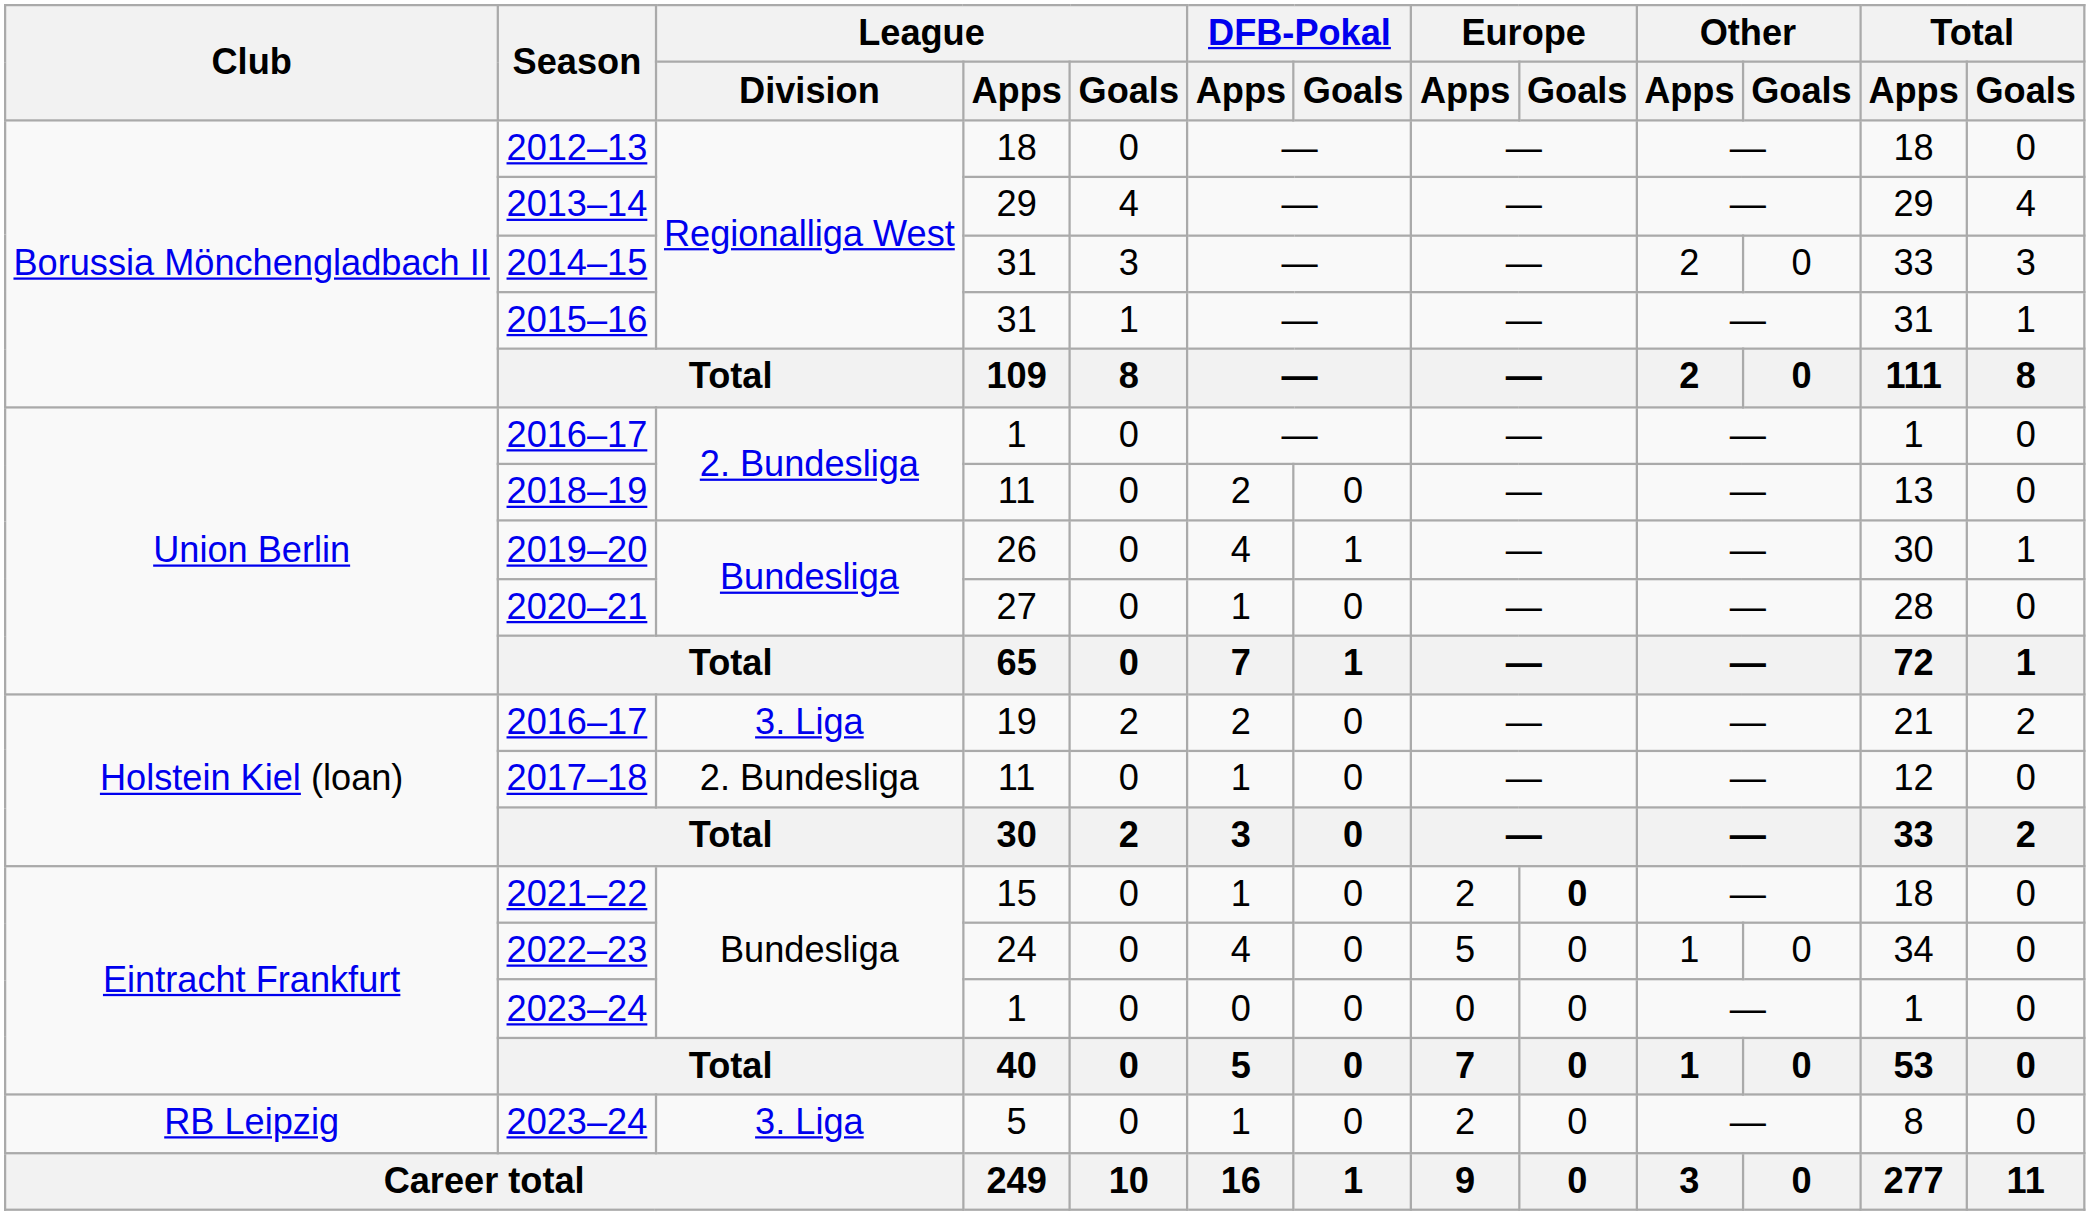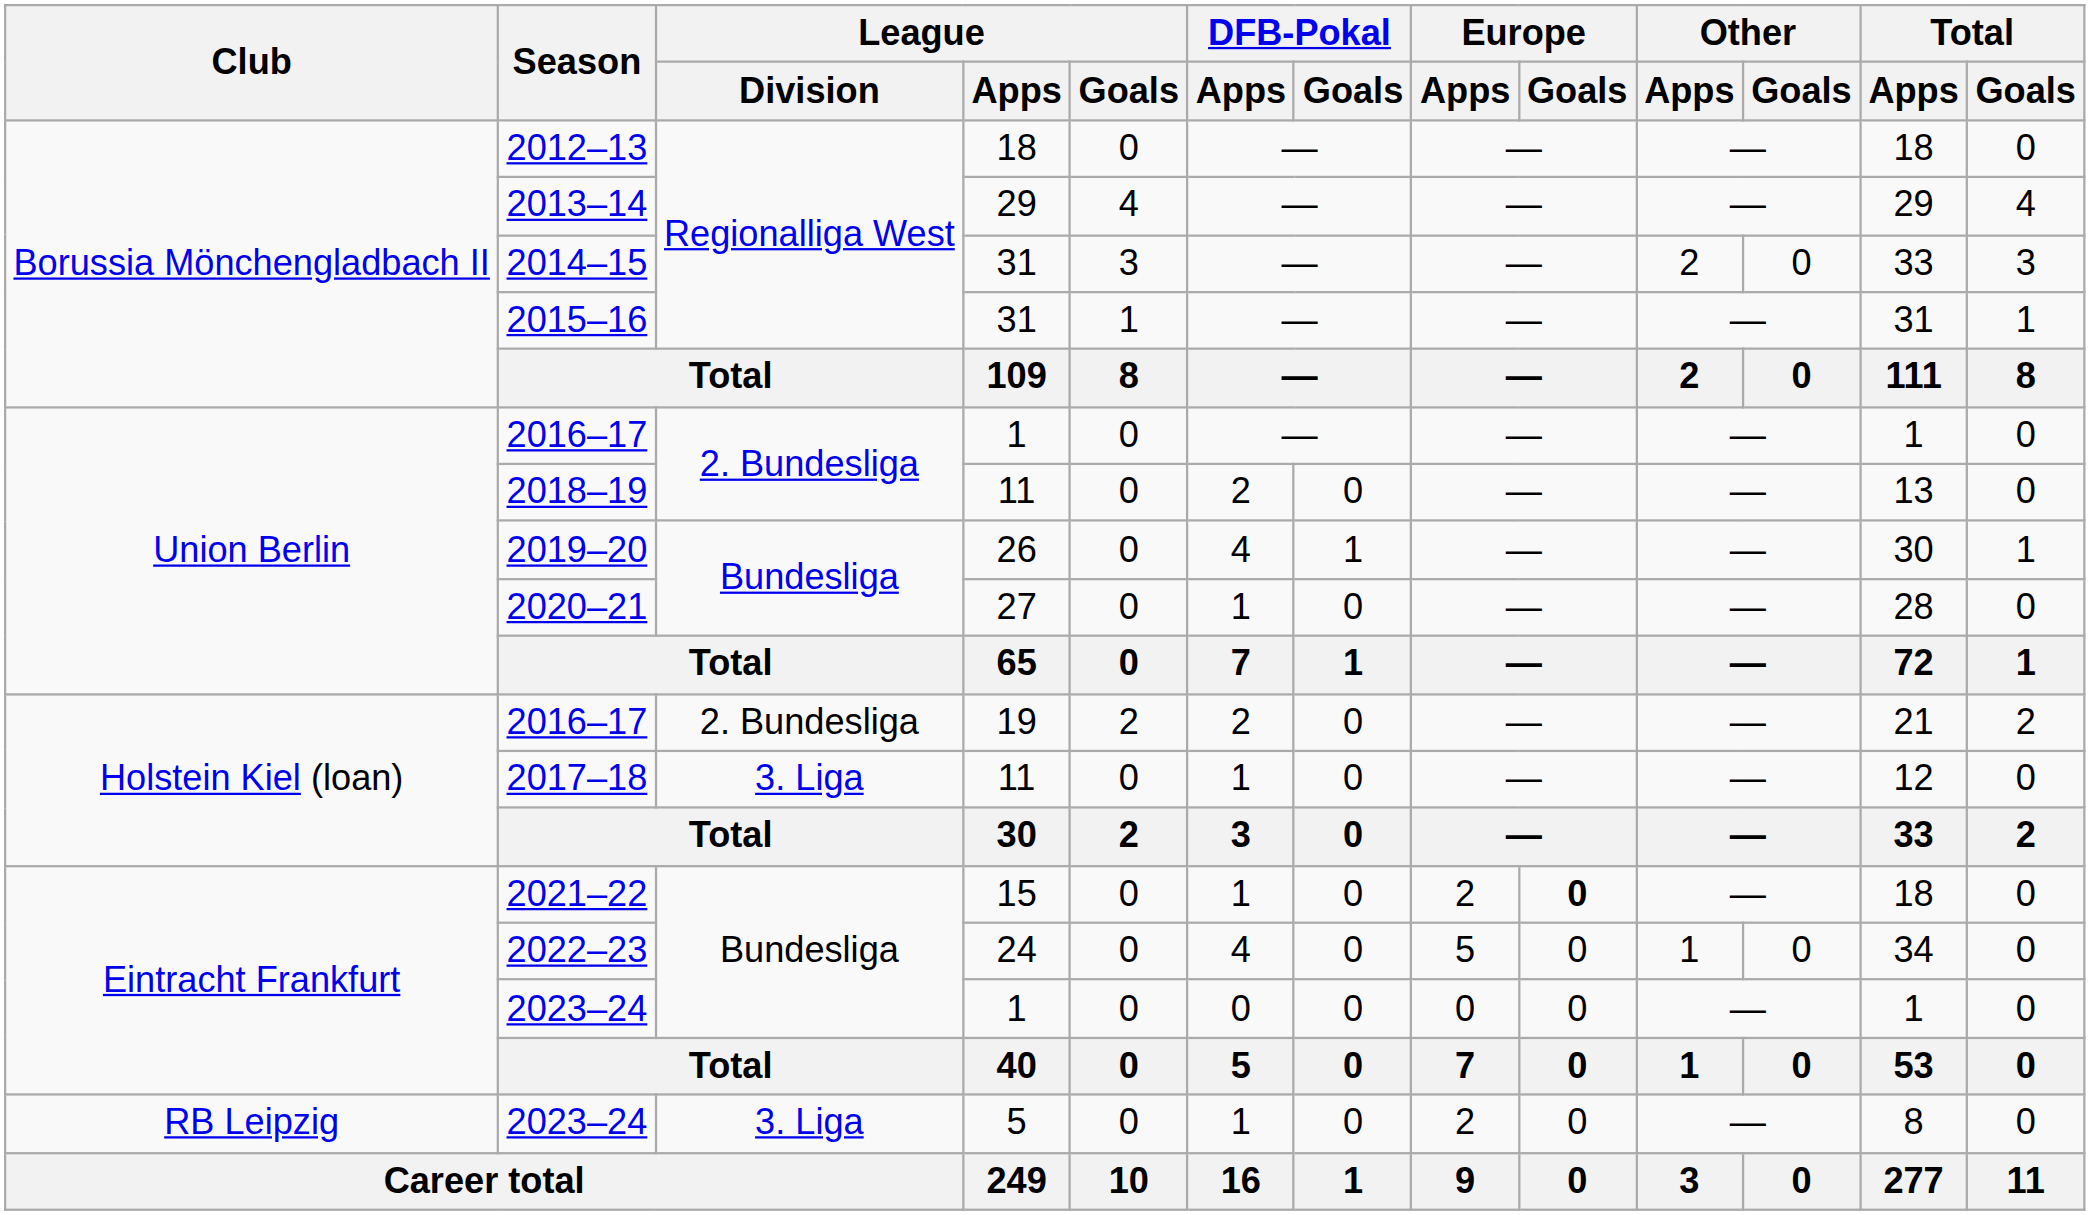(809, 721) 3. Liga -> (809, 721) 2. Bundesliga
(809, 778) 2. Bundesliga -> (809, 778) 3. Liga
